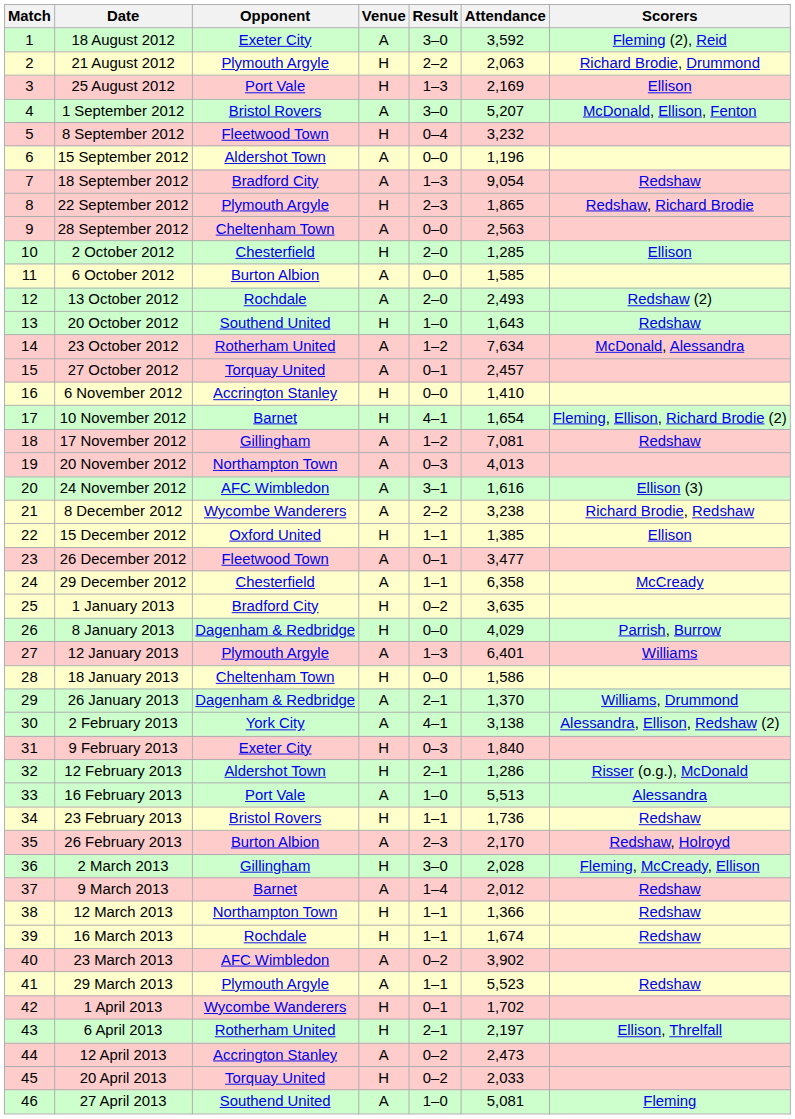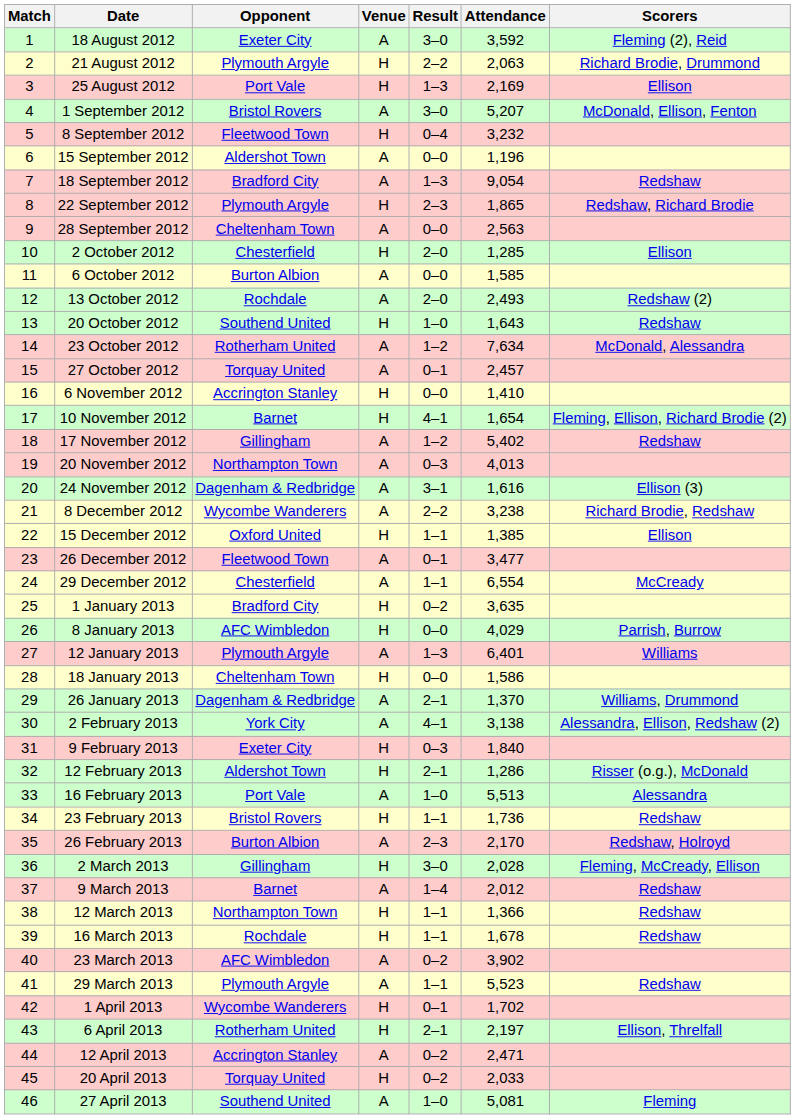(505, 441) 7,081 -> (505, 441) 5,402
(275, 488) AFC Wimbledon -> (275, 488) Dagenham & Redbridge
(505, 582) 6,358 -> (505, 582) 6,554
(275, 629) Dagenham & Redbridge -> (275, 629) AFC Wimbledon
(505, 936) 1,674 -> (505, 936) 1,678
(505, 1054) 2,473 -> (505, 1054) 2,471
